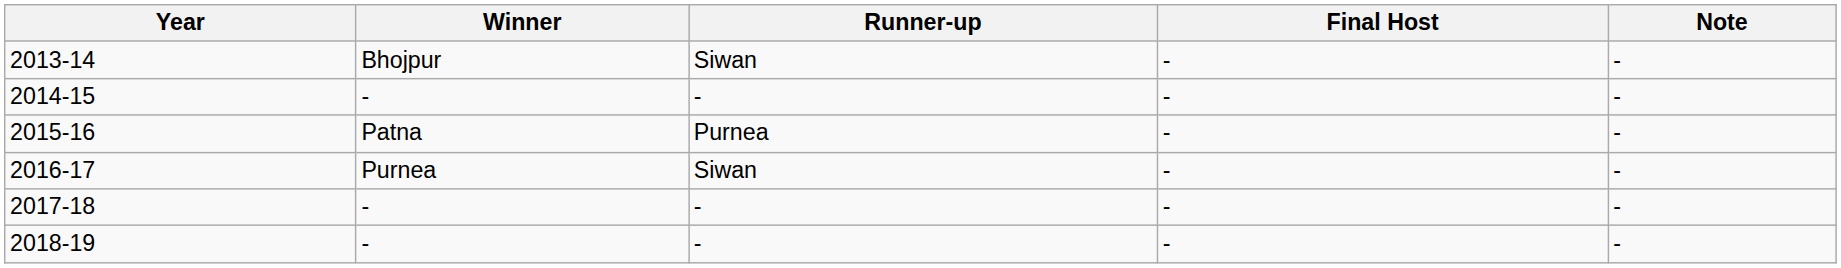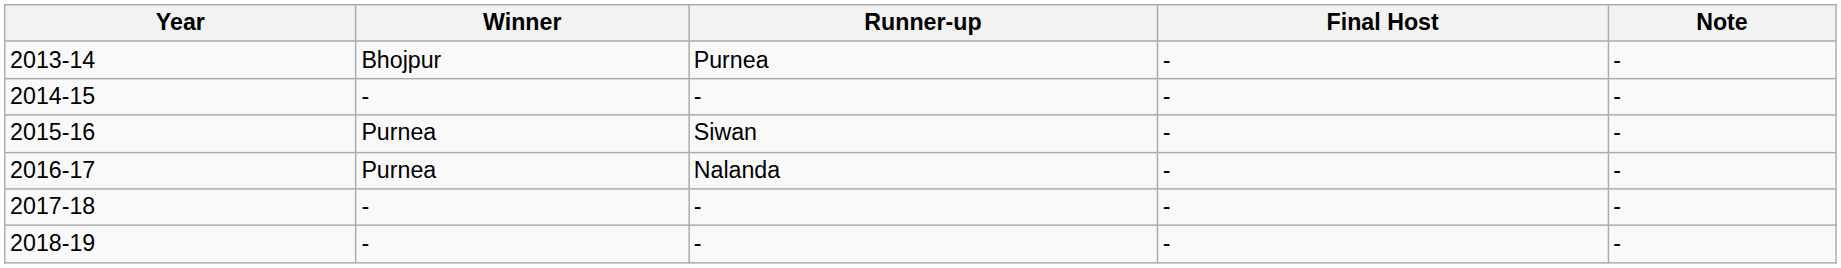(725, 59) Siwan -> (731, 59) Purnea
(392, 133) Patna -> (399, 133) Purnea
(731, 133) Purnea -> (725, 133) Siwan
(725, 170) Siwan -> (737, 170) Nalanda
